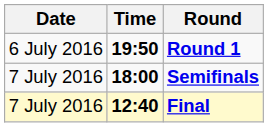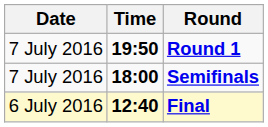(56, 48) 6 July 2016 -> (56, 48) 7 July 2016
(56, 106) 7 July 2016 -> (56, 106) 6 July 2016
